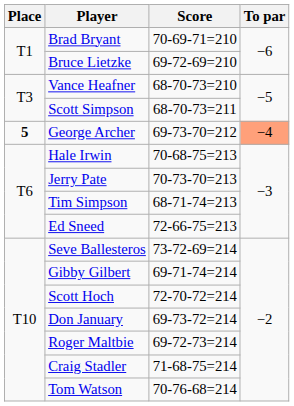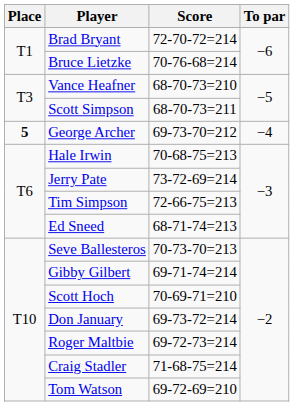(195, 39) 70-69-71=210 -> (195, 39) 72-70-72=214
(195, 62) 69-72-69=210 -> (195, 62) 70-76-68=214
(265, 132) lightsalmon background -> (265, 132) no background
(195, 179) 70-73-70=213 -> (195, 179) 73-72-69=214
(195, 202) 68-71-74=213 -> (195, 202) 72-66-75=213
(195, 226) 72-66-75=213 -> (195, 226) 68-71-74=213
(195, 249) 73-72-69=214 -> (195, 249) 70-73-70=213
(195, 296) 72-70-72=214 -> (195, 296) 70-69-71=210
(195, 389) 70-76-68=214 -> (195, 389) 69-72-69=210
